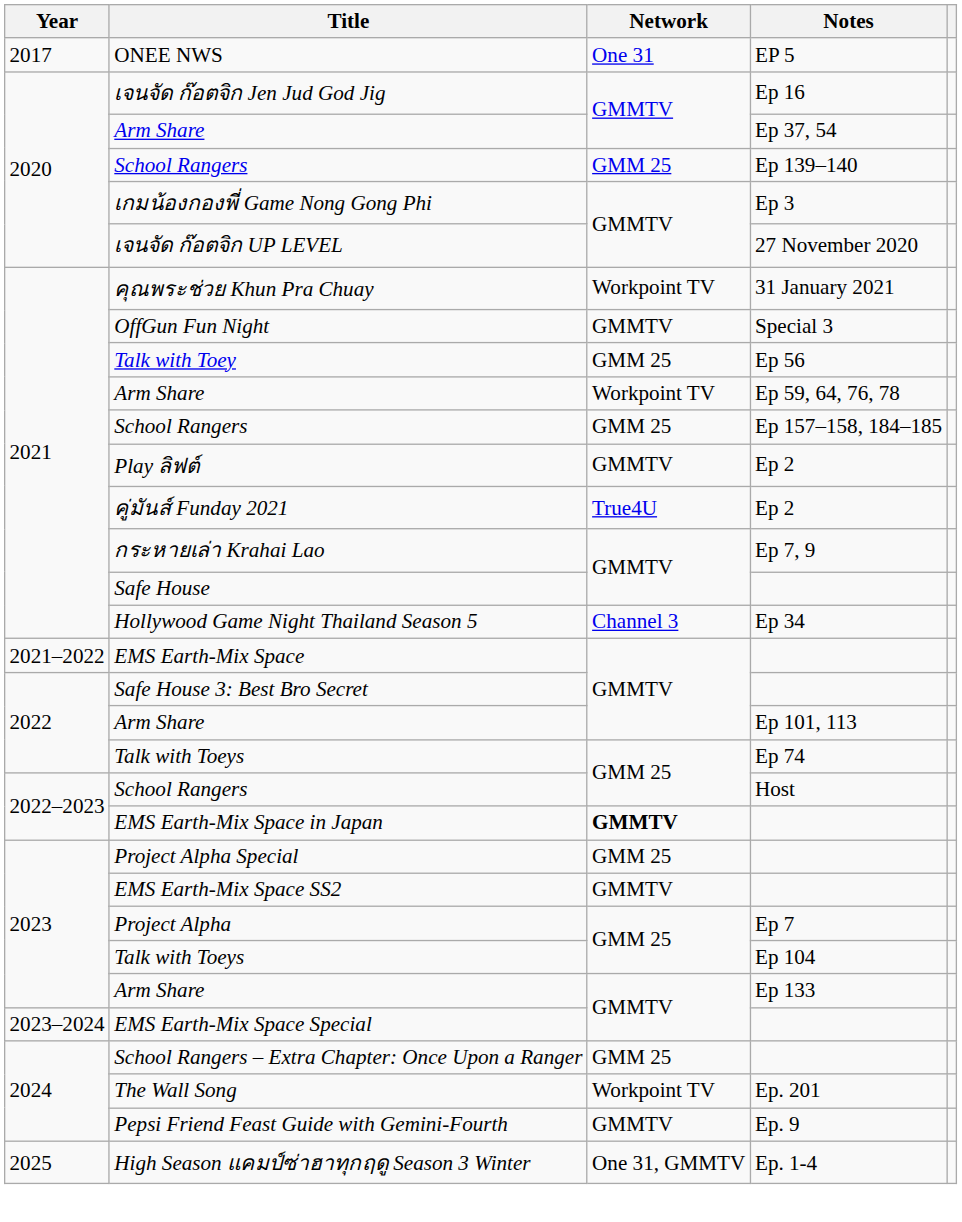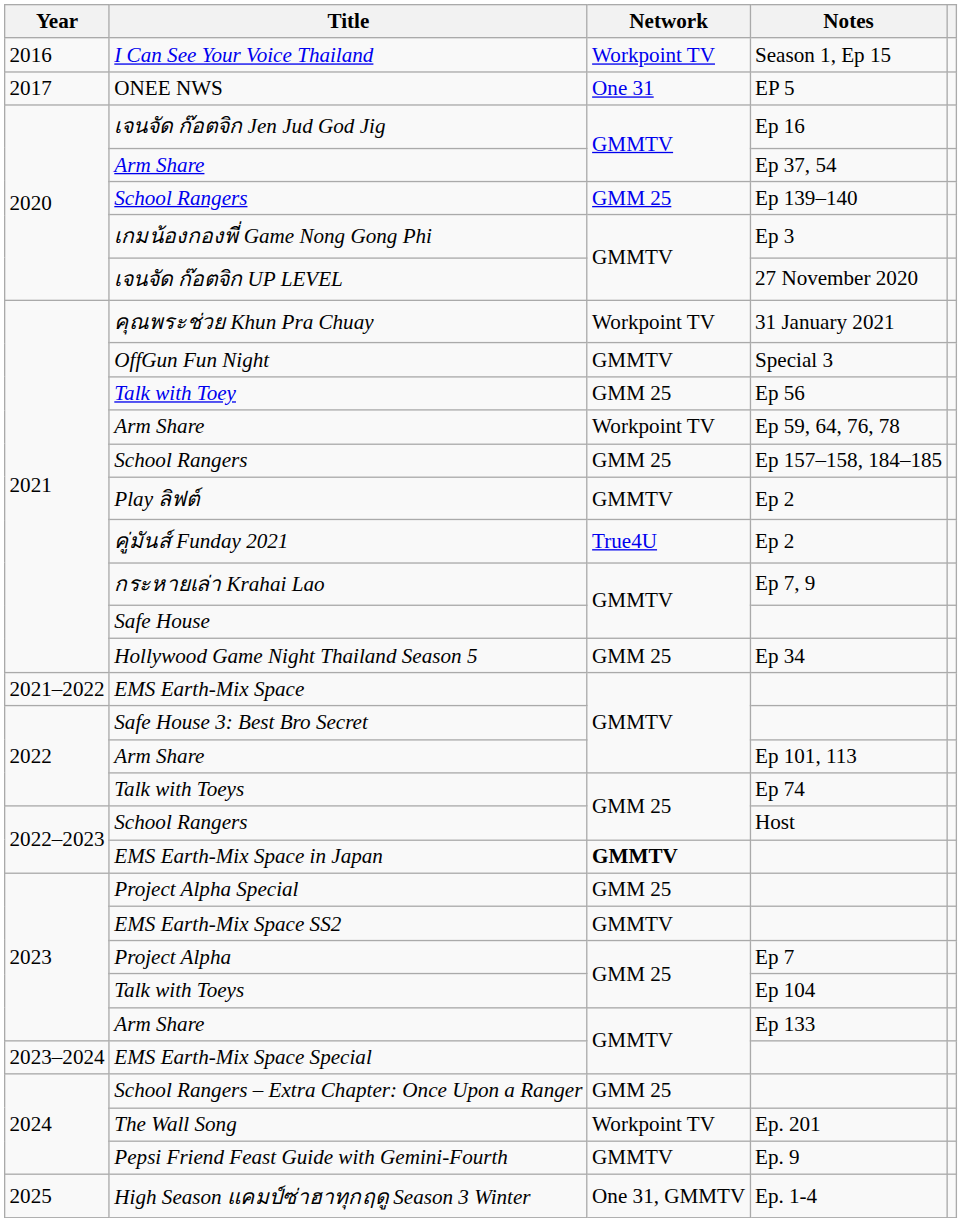+ row: (244, 54)
(635, 621) Channel 3 -> (632, 655) GMM 25
